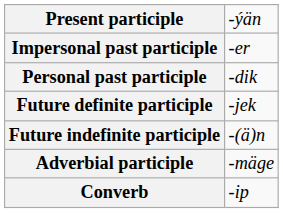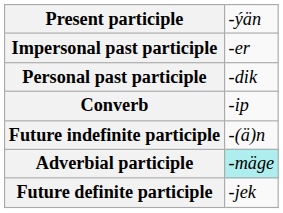rows swapped: (114, 105) <-> (114, 192)
(251, 163) no background -> (251, 163) paleturquoise background
